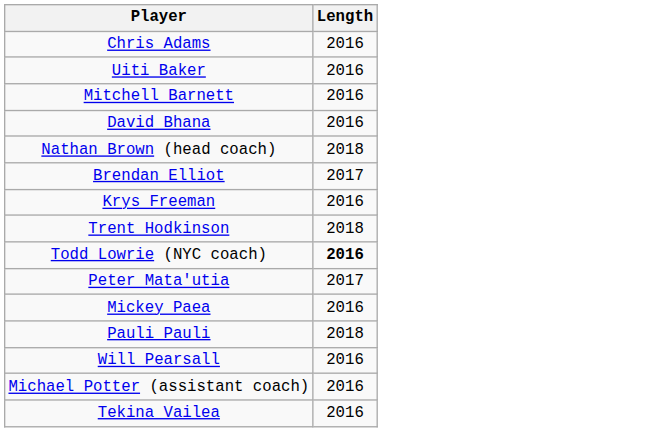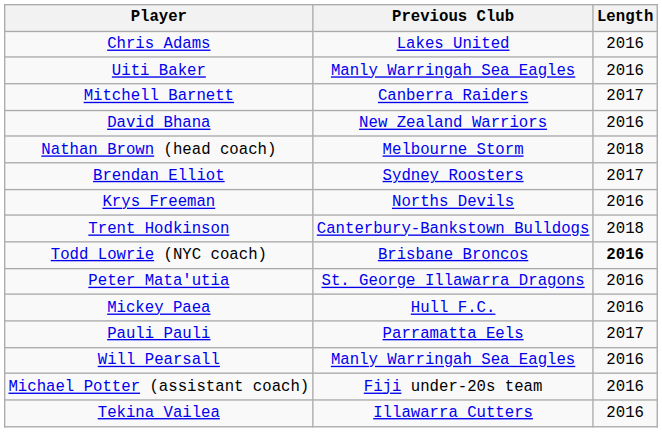+ column: (453, 18)
(345, 97) 2016 -> (625, 97) 2017
(345, 281) 2017 -> (625, 281) 2016
(345, 334) 2018 -> (625, 334) 2017
